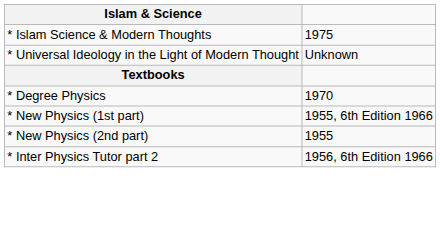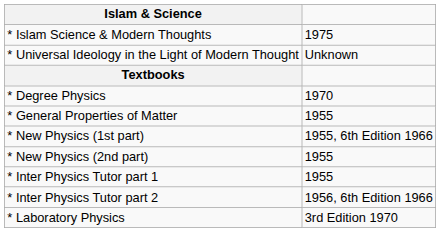+ row: (92, 116)
+ row: (83, 177)
+ row: (66, 217)
